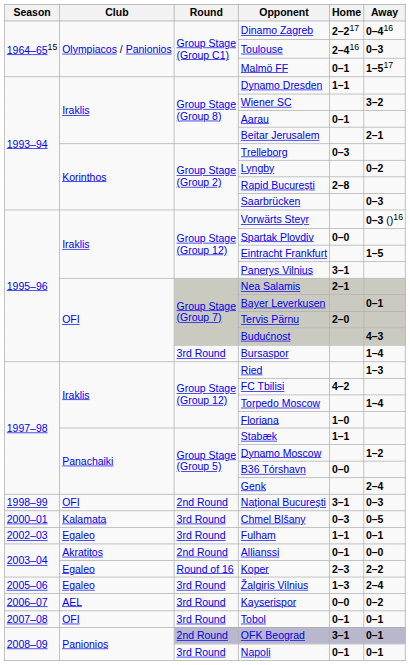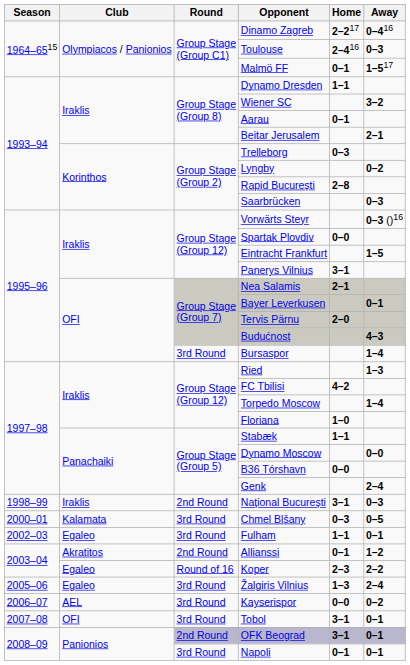(375, 453) 1–2 -> (375, 453) 0–0
(71, 503) OFI -> (76, 503) Iraklis
(375, 553) 0–0 -> (375, 553) 1–2
(341, 619) 0–1 -> (341, 619) 3–1
